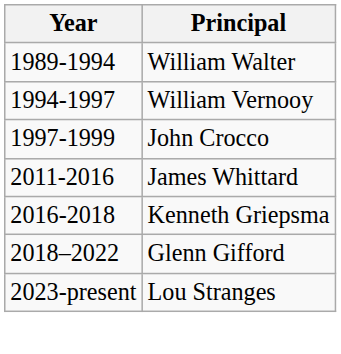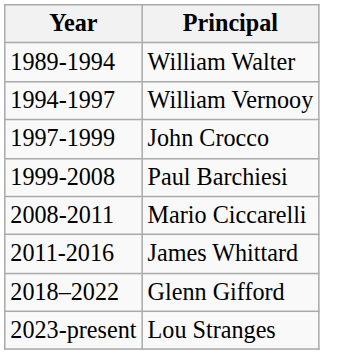+ row: (218, 176)
+ row: (227, 215)
- row: (238, 215)
